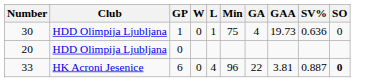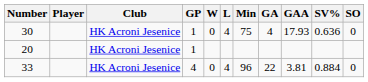+ column: (68, 13)
(110, 31) HDD Olimpija Ljubljana -> (135, 31) HK Acroni Jesenice
(213, 31) 1 -> (227, 31) 4
(283, 31) 19.73 -> (296, 31) 17.93
(110, 49) HDD Olimpija Ljubljana -> (135, 49) HK Acroni Jesenice
(180, 49) 0 -> (193, 49) 1
(180, 67) 6 -> (193, 67) 4
(314, 67) 0.887 -> (327, 67) 0.884
(340, 67) bold -> (353, 67) normal
